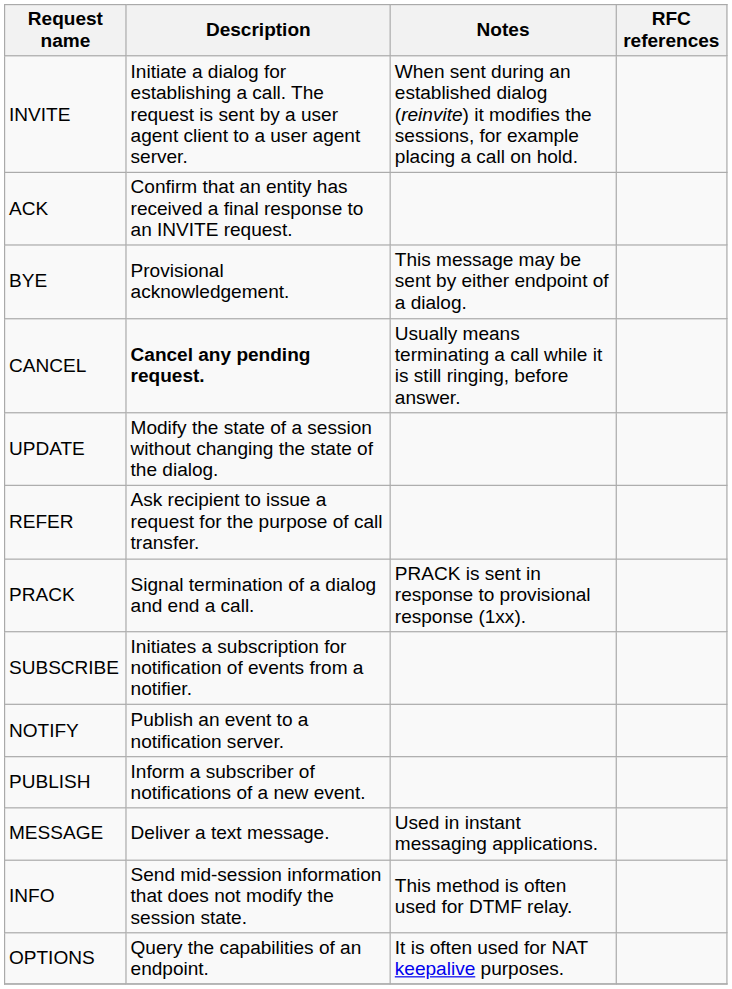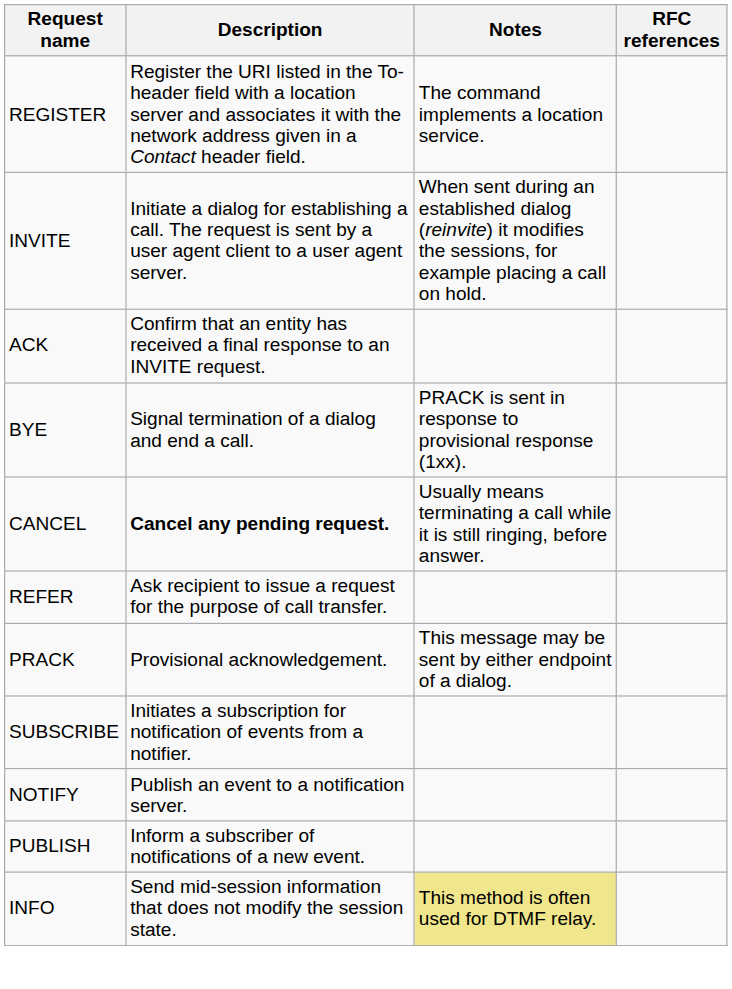+ row: (58, 114)
(210, 281) Provisional acknowledgement. -> (253, 429) Signal termination of a dialog and end a call.
(502, 281) This message may be sent by either endpoint of a dialog. -> (506, 429) PRACK is sent in response to provisional response (1xx).
- row: (47, 449)
(253, 595) Signal termination of a dialog and end a call. -> (259, 659) Provisional acknowledgement.
(493, 595) PRACK is sent in response to provisional response (1xx). -> (515, 659) This message may be sent by either endpoint of a dialog.
- row: (56, 833)
(484, 896) no background -> (508, 908) khaki background
- row: (52, 958)
